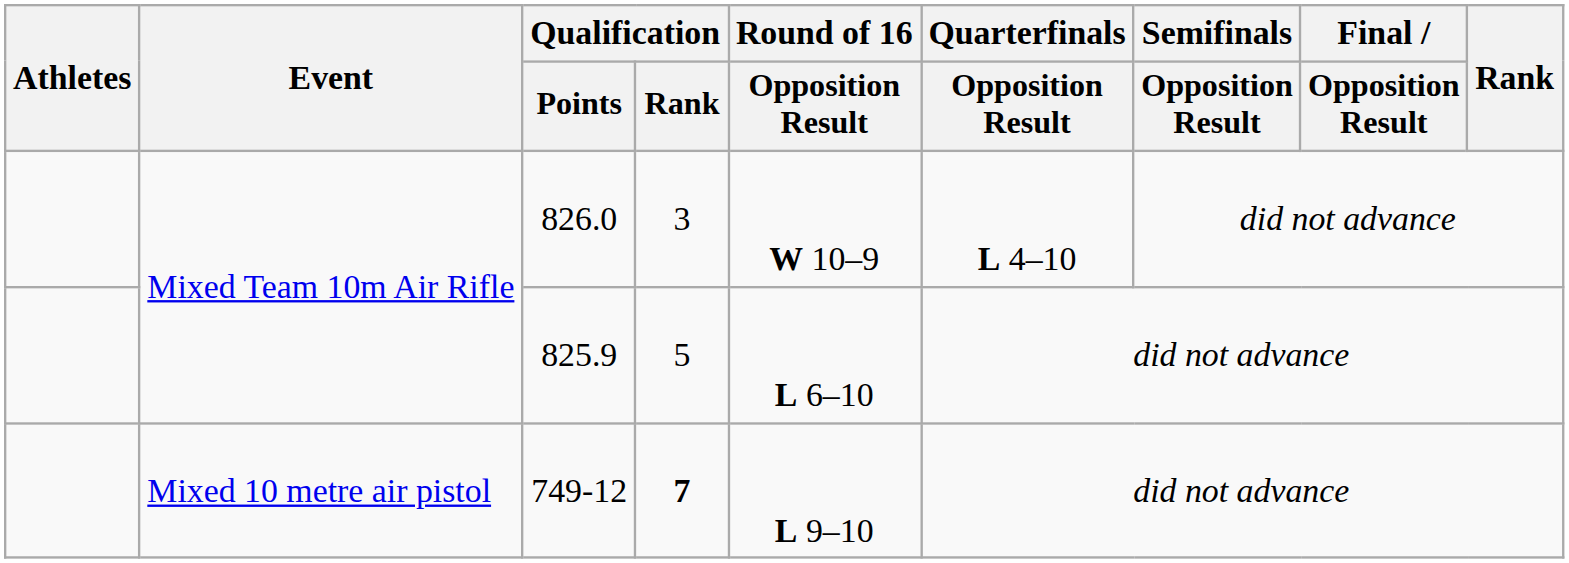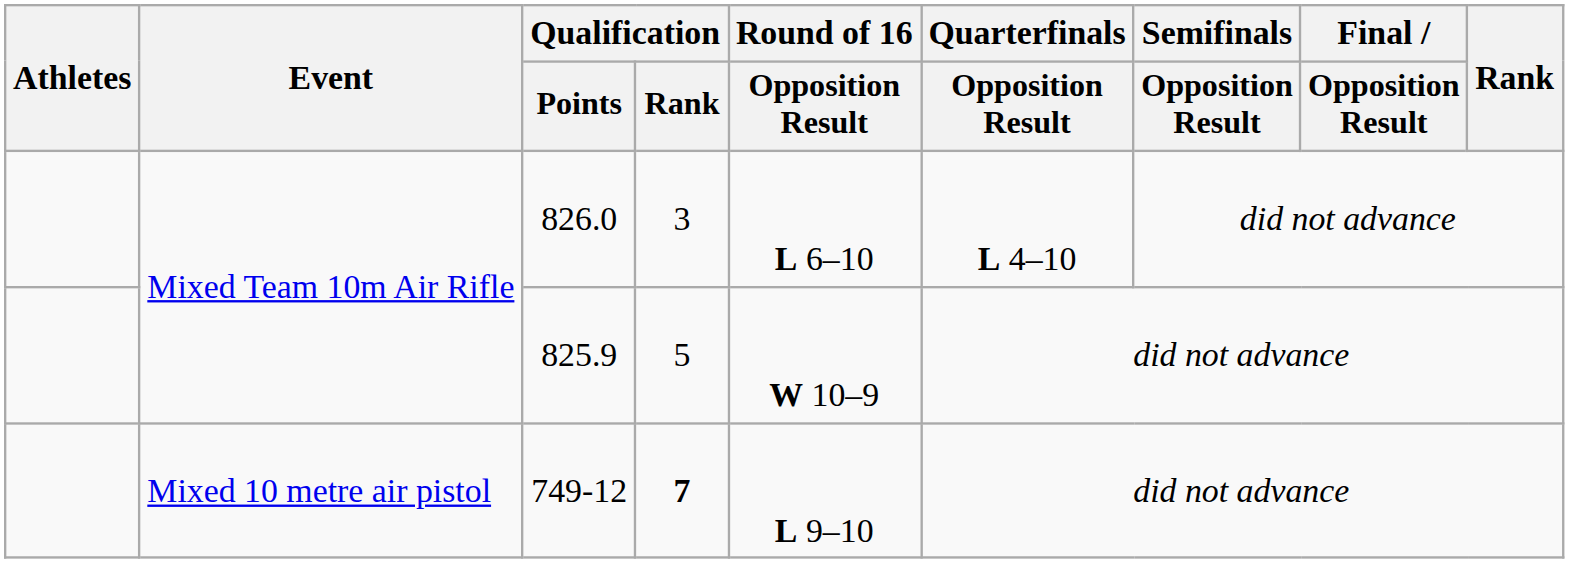(824, 258) W 10–9 -> (824, 258) L 6–10
(824, 394) L 6–10 -> (824, 394) W 10–9
